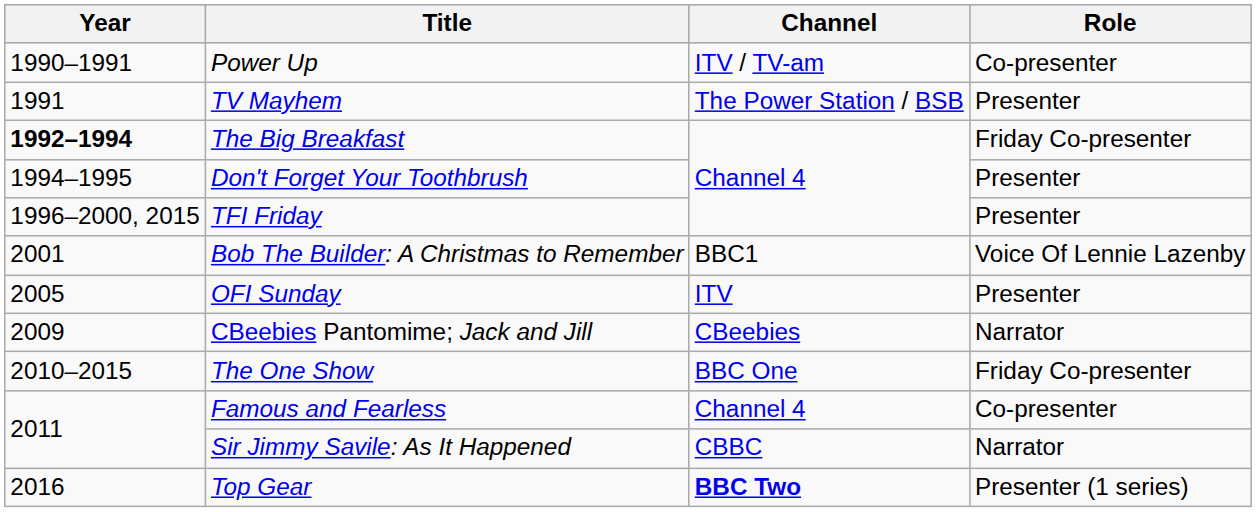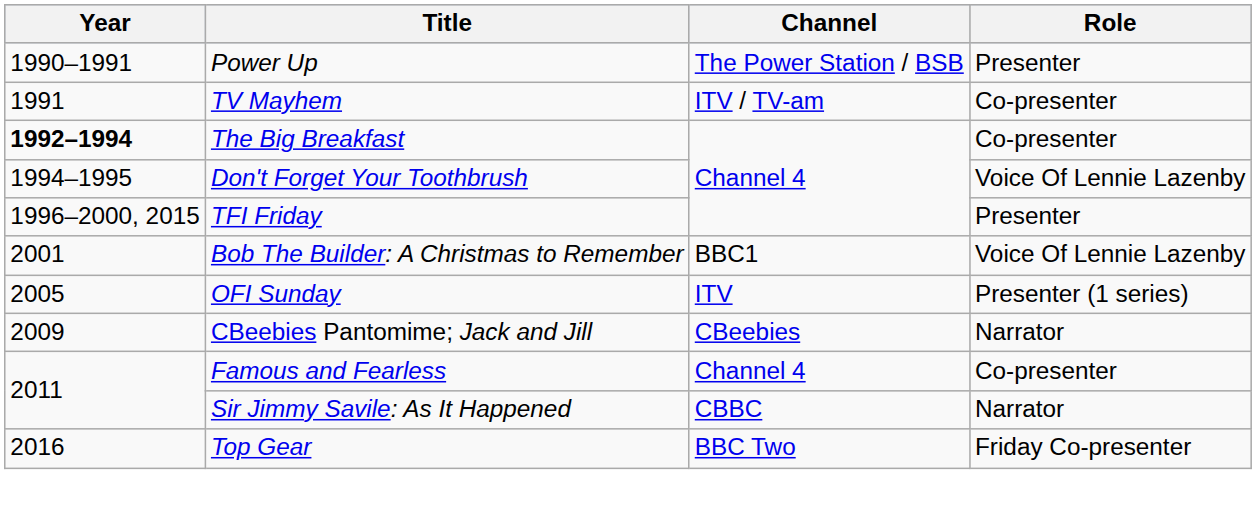(759, 62) ITV / TV-am -> (829, 62) The Power Station / BSB
(1046, 62) Co-presenter -> (1028, 62) Presenter
(829, 100) The Power Station / BSB -> (759, 100) ITV / TV-am
(1028, 100) Presenter -> (1046, 100) Co-presenter
(1083, 139) Friday Co-presenter -> (1046, 139) Co-presenter
(1028, 178) Presenter -> (1110, 178) Voice Of Lennie Lazenby
(1028, 293) Presenter -> (1082, 293) Presenter (1 series)
- row: (292, 370)
(748, 486) bold -> (745, 448) normal
(1082, 486) Presenter (1 series) -> (1083, 448) Friday Co-presenter
